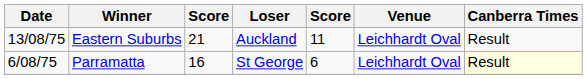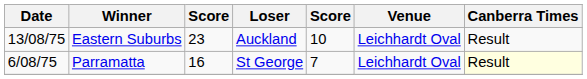(197, 39) 21 -> (197, 39) 23
(318, 39) 11 -> (318, 39) 10
(314, 62) 6 -> (314, 62) 7
